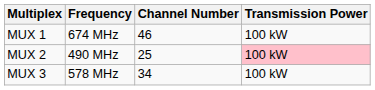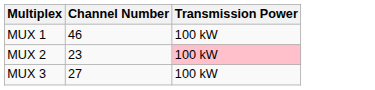- column: (100, 14)
(145, 54) 25 -> (75, 54) 23
(145, 74) 34 -> (75, 74) 27
